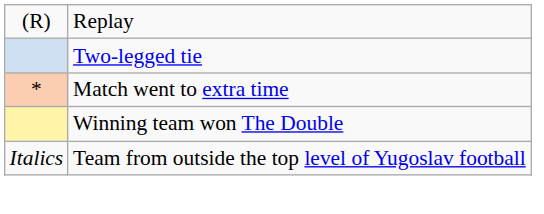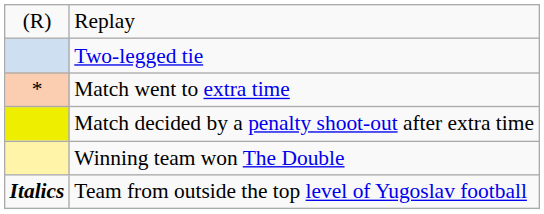+ row: (304, 123)
(36, 157) normal -> (37, 191) bold
